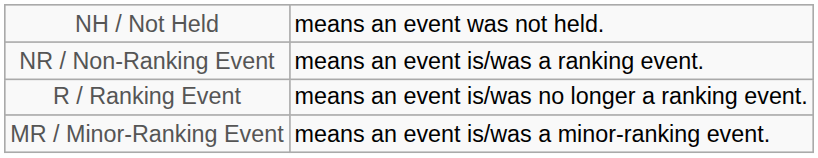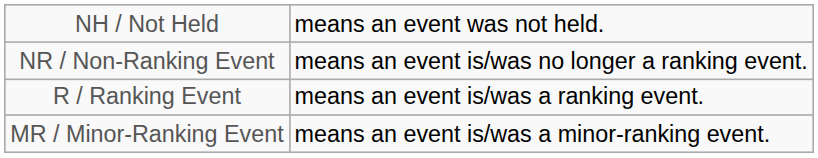(499, 60) means an event is/was a ranking event. -> (551, 60) means an event is/was no longer a ranking event.
(551, 97) means an event is/was no longer a ranking event. -> (499, 97) means an event is/was a ranking event.
